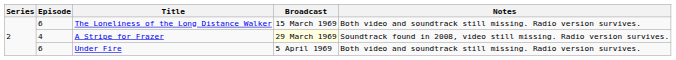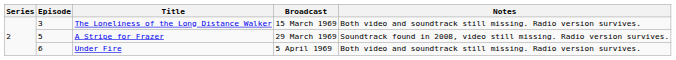(40, 23) 6 -> (40, 23) 3
(40, 36) 4 -> (40, 36) 5
(306, 36) lightyellow background -> (306, 36) no background
